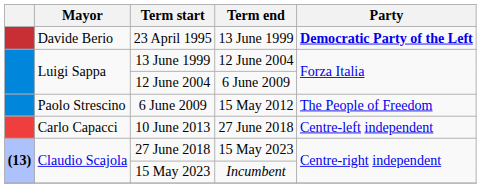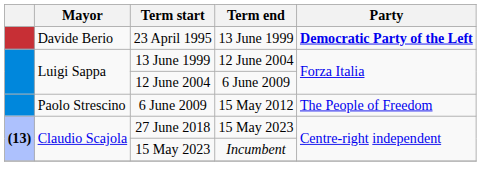- row: (173, 127)
